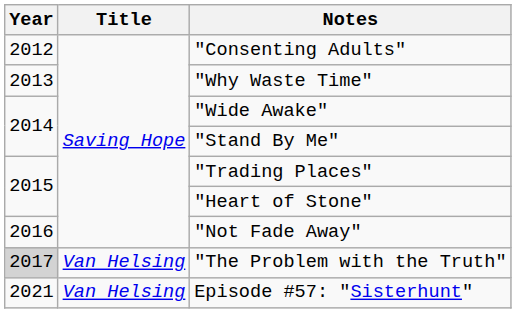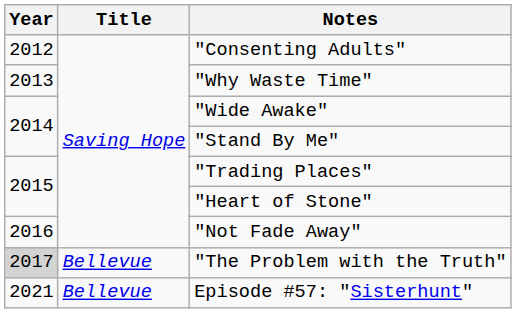(124, 262) Van Helsing -> (107, 262) Bellevue
(124, 293) Van Helsing -> (107, 293) Bellevue
